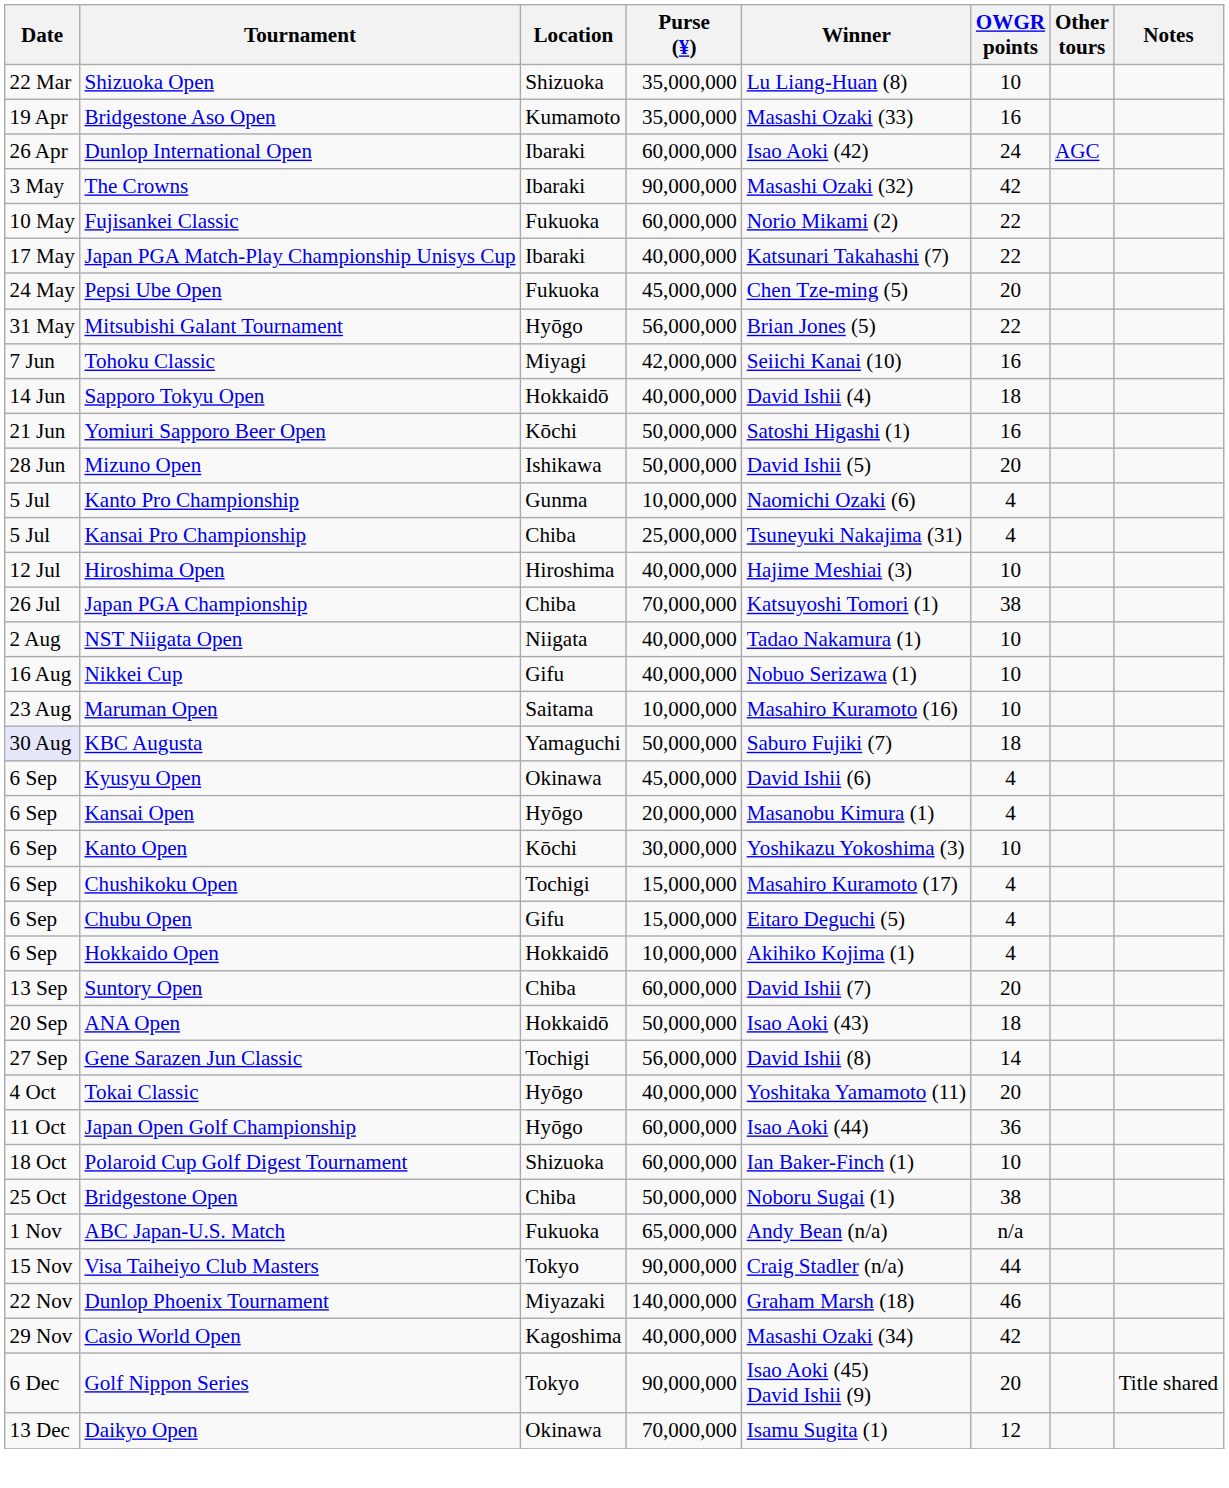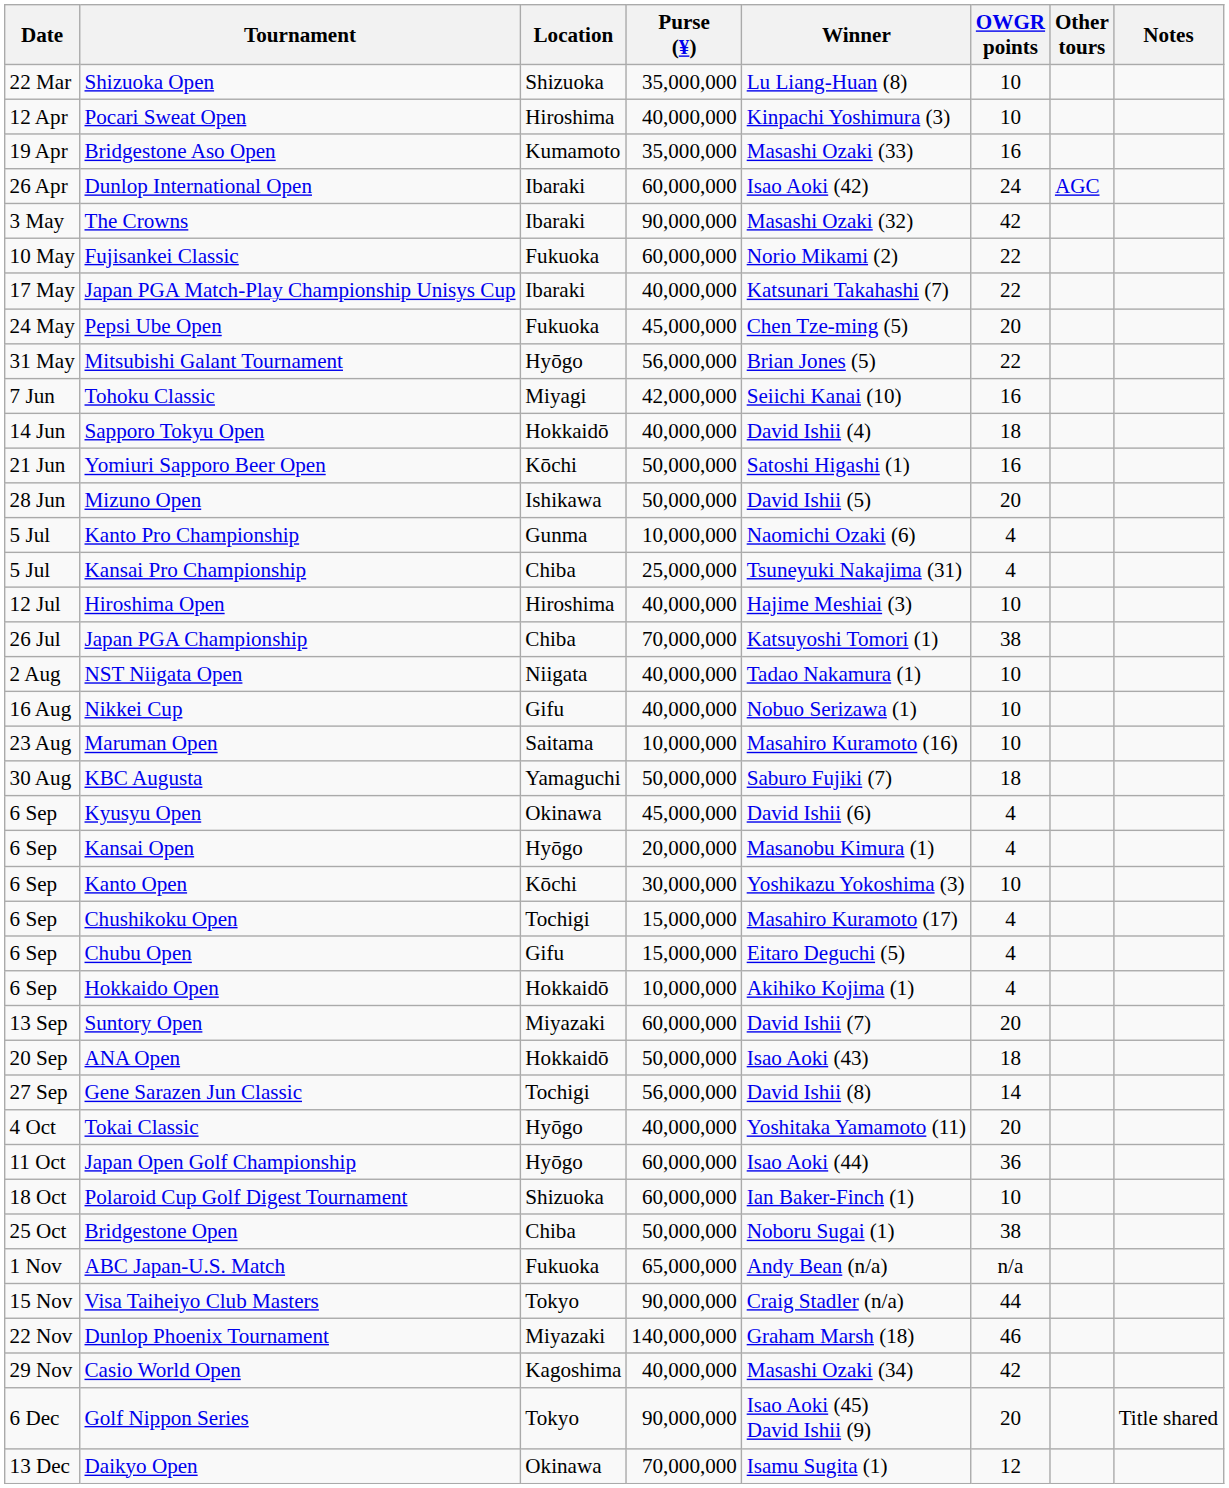+ row: (165, 116)
(40, 743) lavender background -> (40, 778) no background
(551, 987) Chiba -> (565, 1022) Miyazaki
